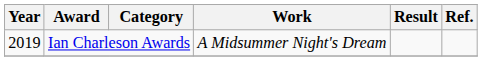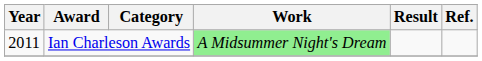(24, 42) 2019 -> (24, 42) 2011
(292, 42) no background -> (292, 42) lightgreen background
